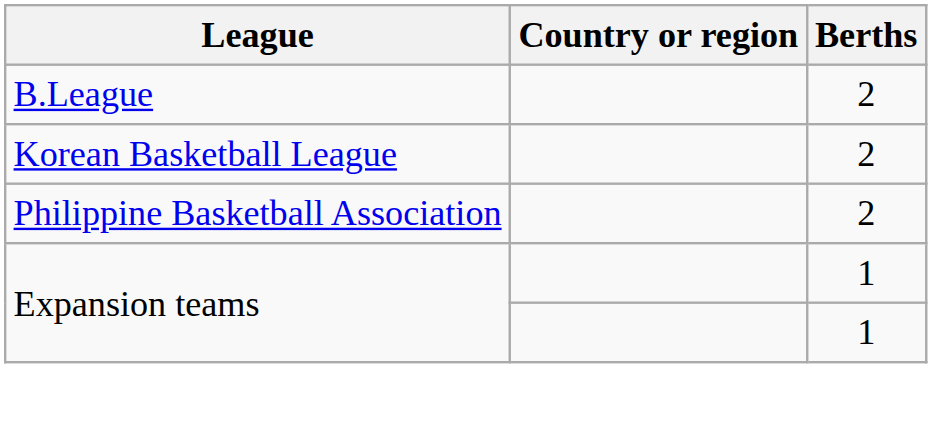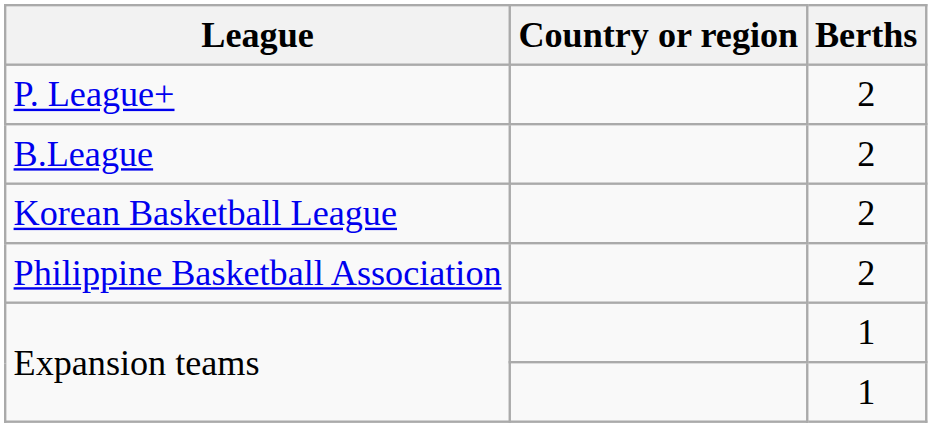+ row: (94, 94)
